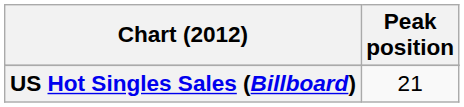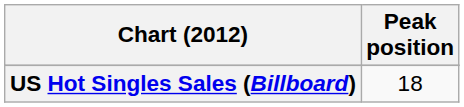(410, 83) 21 -> (410, 83) 18
